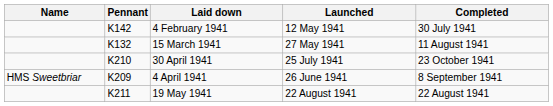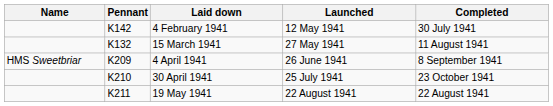rows swapped: (180, 77) <-> (182, 61)
